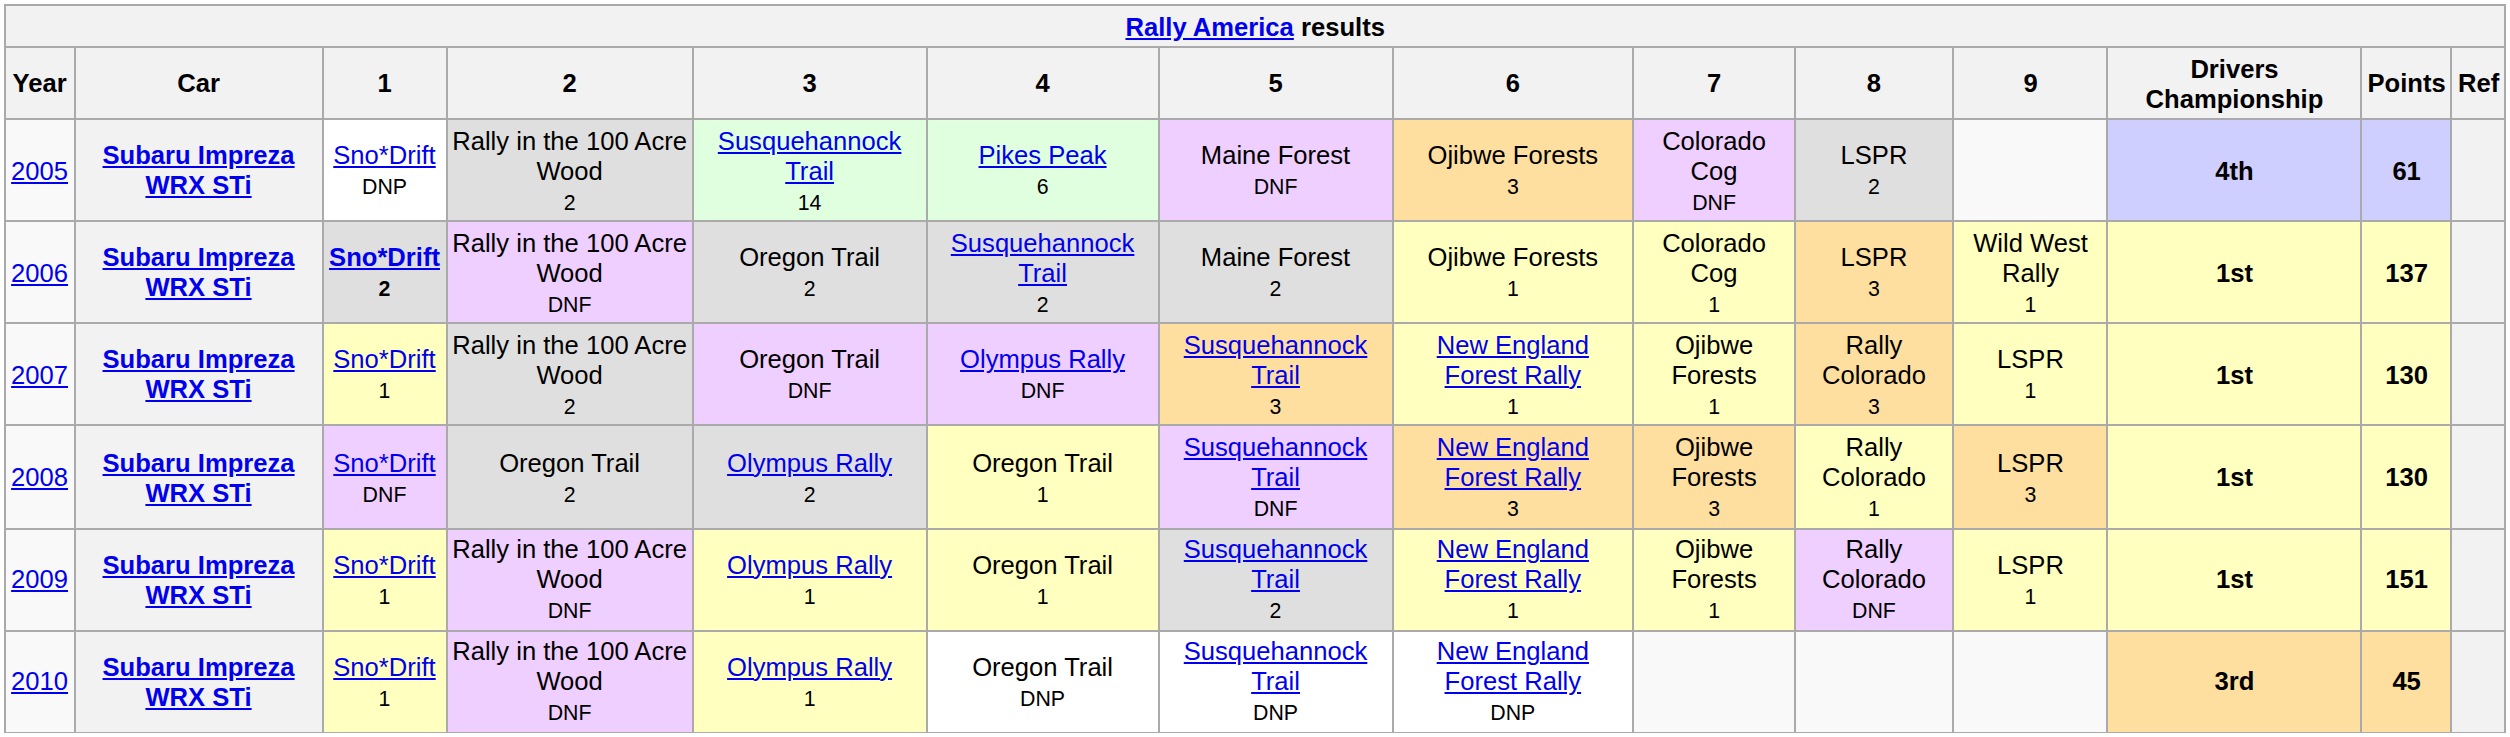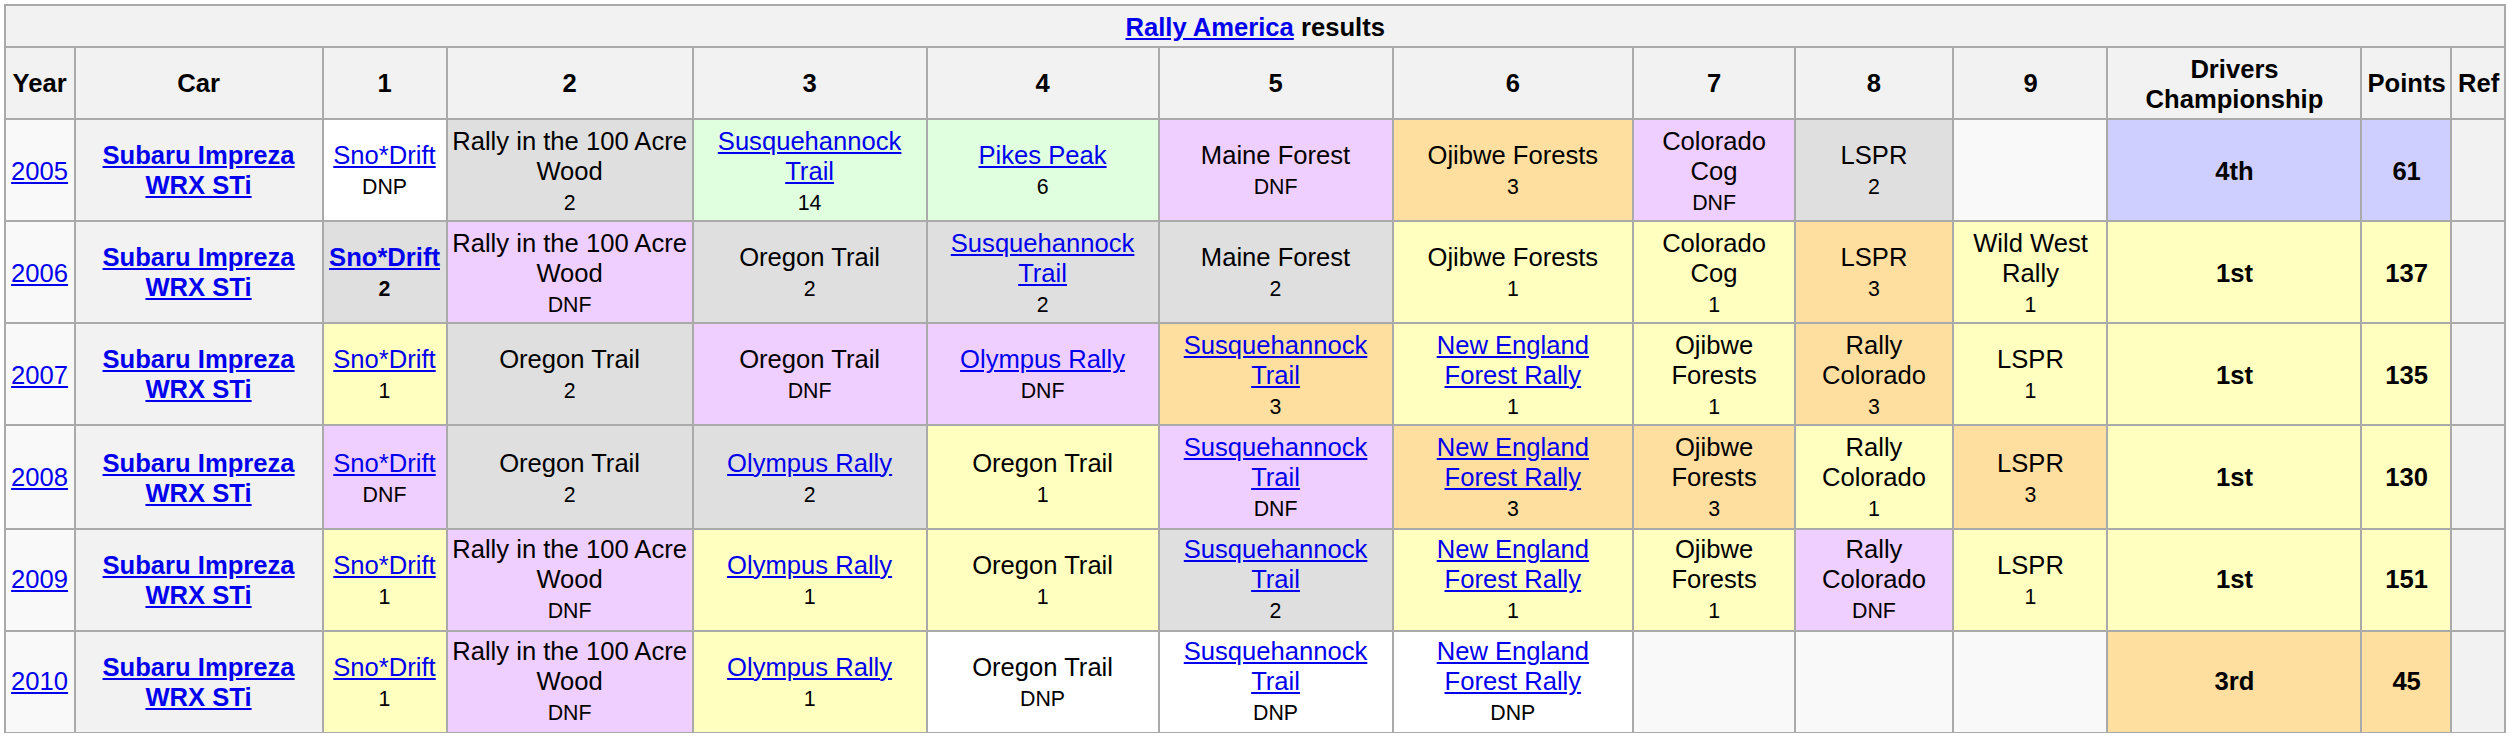(570, 374) Rally in the 100 Acre Wood 2 -> (570, 374) Oregon Trail 2
(2407, 375) 130 -> (2407, 375) 135
